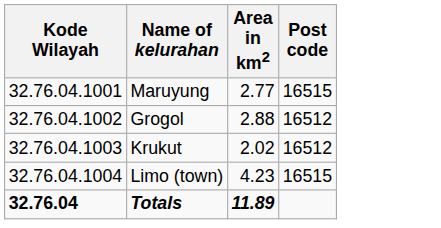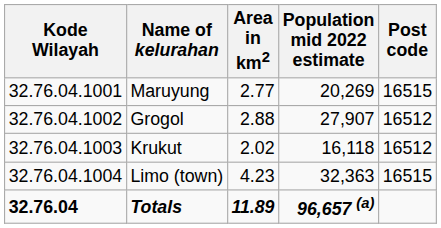+ column: (329, 40)
